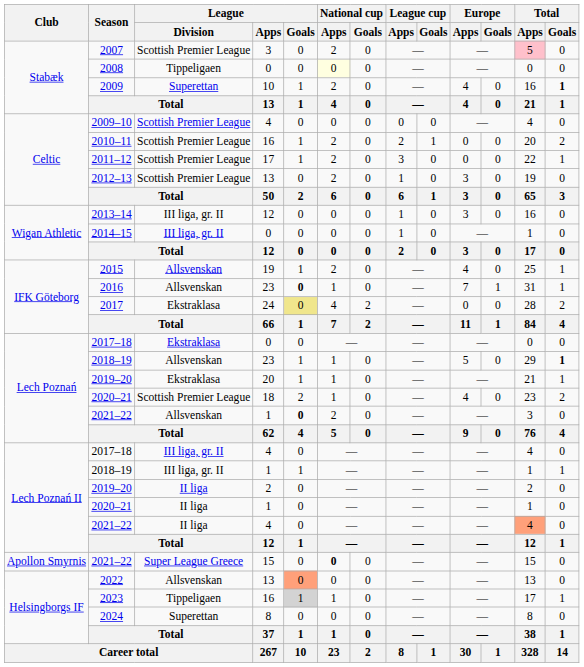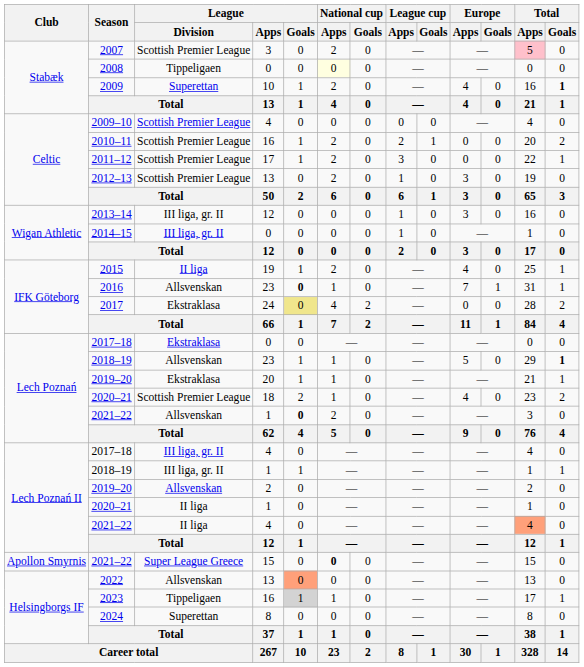(194, 269) Allsvenskan -> (194, 269) II liga
(194, 488) II liga -> (194, 488) Allsvenskan
